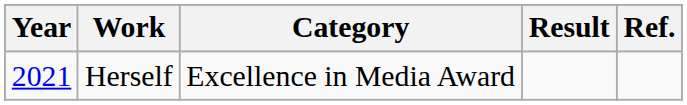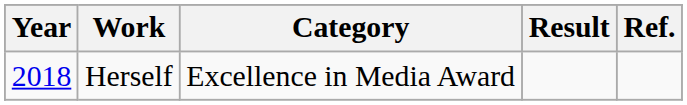(42, 75) 2021 -> (42, 75) 2018
